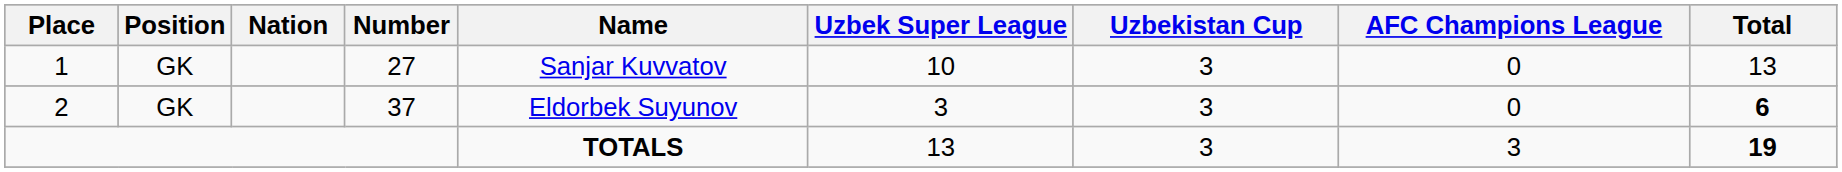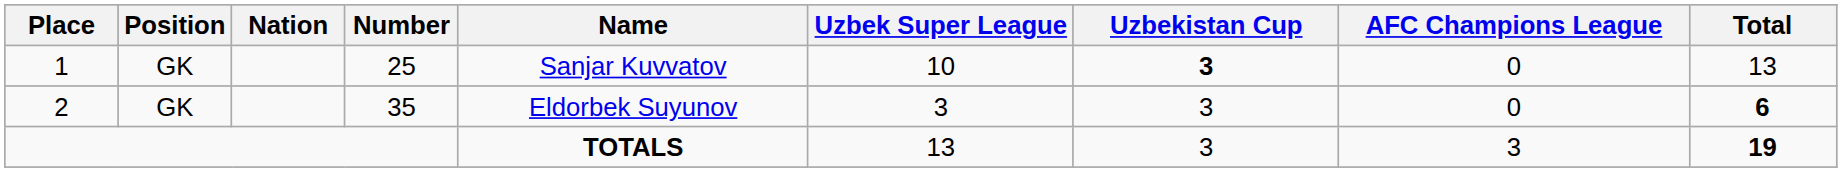(402, 66) 27 -> (402, 66) 25
(1206, 66) normal -> (1206, 66) bold
(402, 107) 37 -> (402, 107) 35
